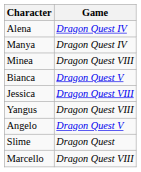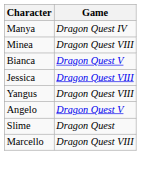- row: (19, 28)
